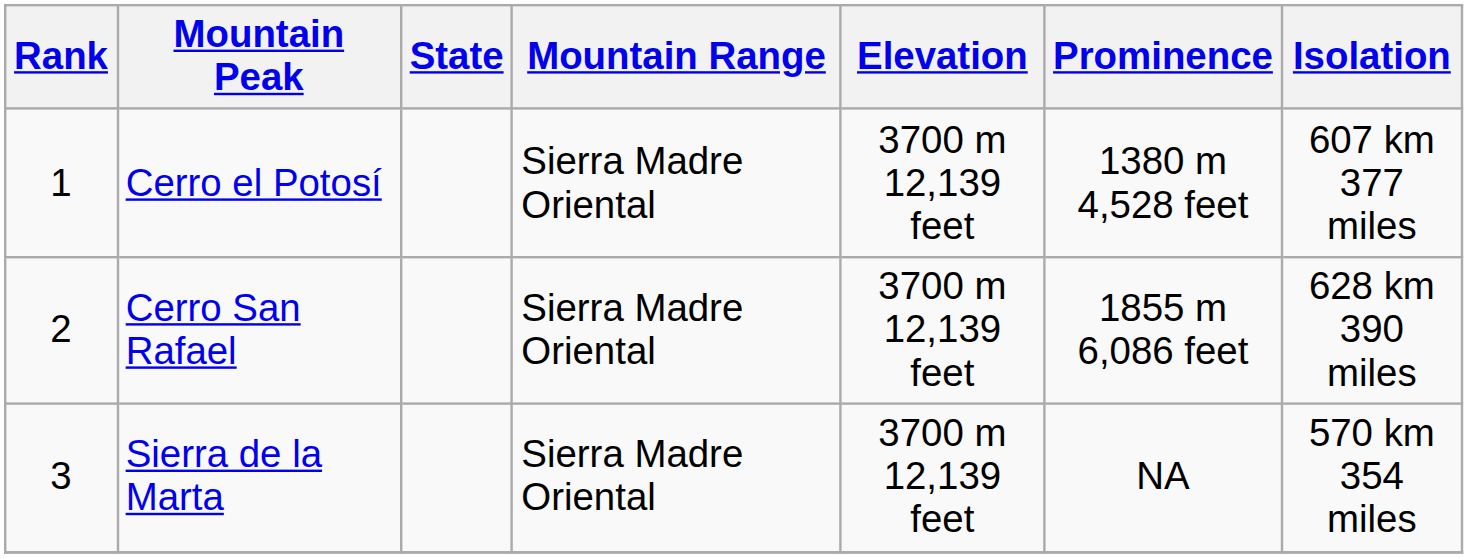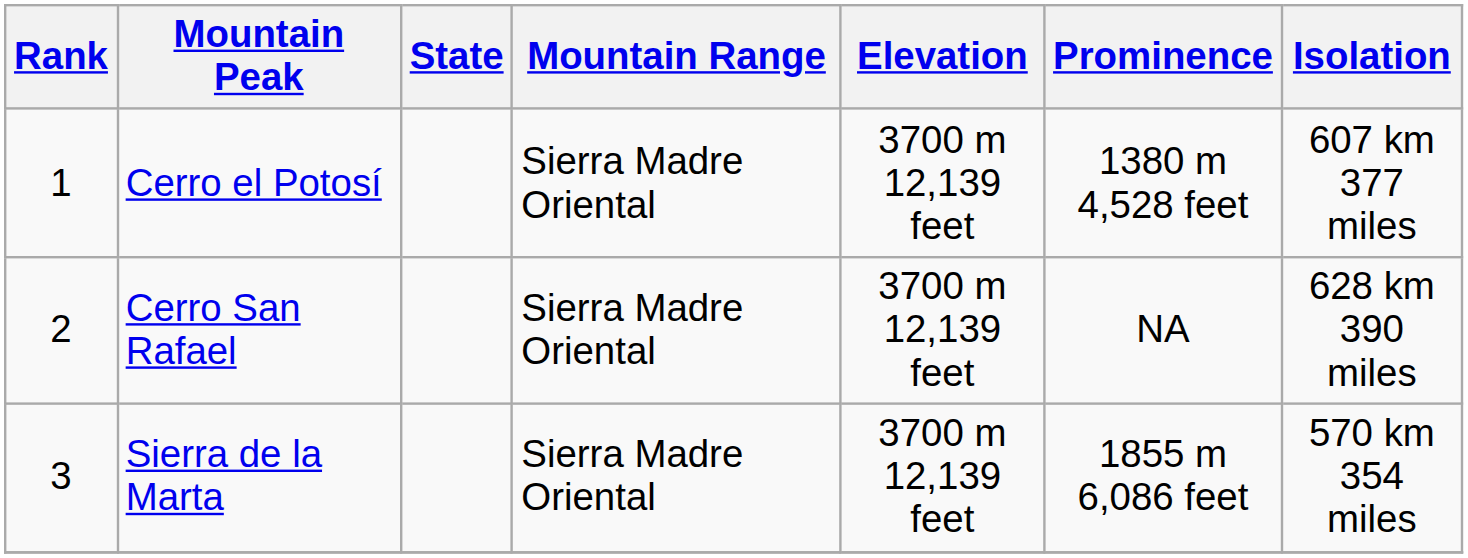(1163, 329) 1855 m 6,086 feet -> (1163, 329) NA
(1163, 476) NA -> (1163, 476) 1855 m 6,086 feet
